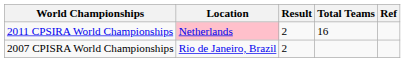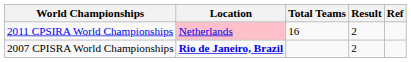columns swapped: (346, 13) <-> (297, 13)
(228, 48) normal -> (231, 48) bold
